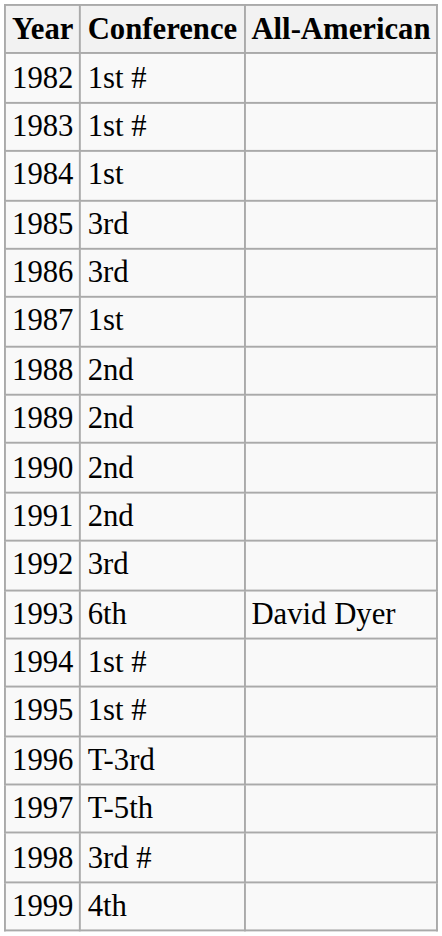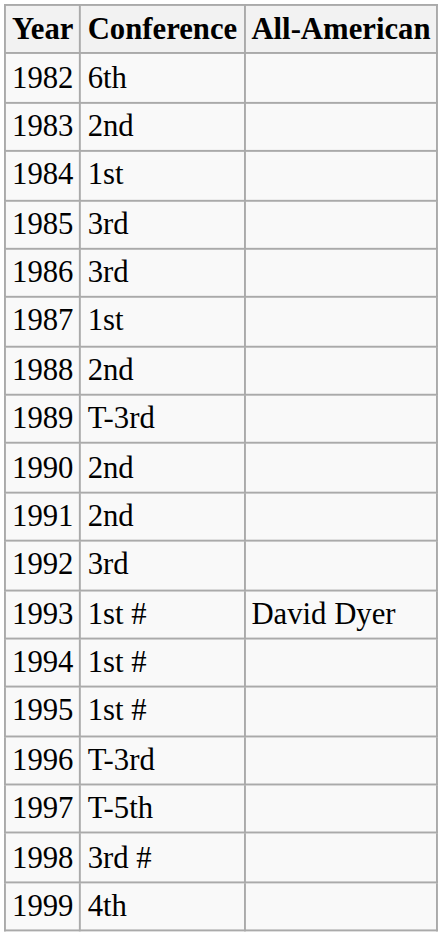(117, 77) 1st # -> (107, 77) 6th
(117, 126) 1st # -> (111, 126) 2nd
(111, 418) 2nd -> (121, 418) T-3rd
(107, 613) 6th -> (117, 613) 1st #
